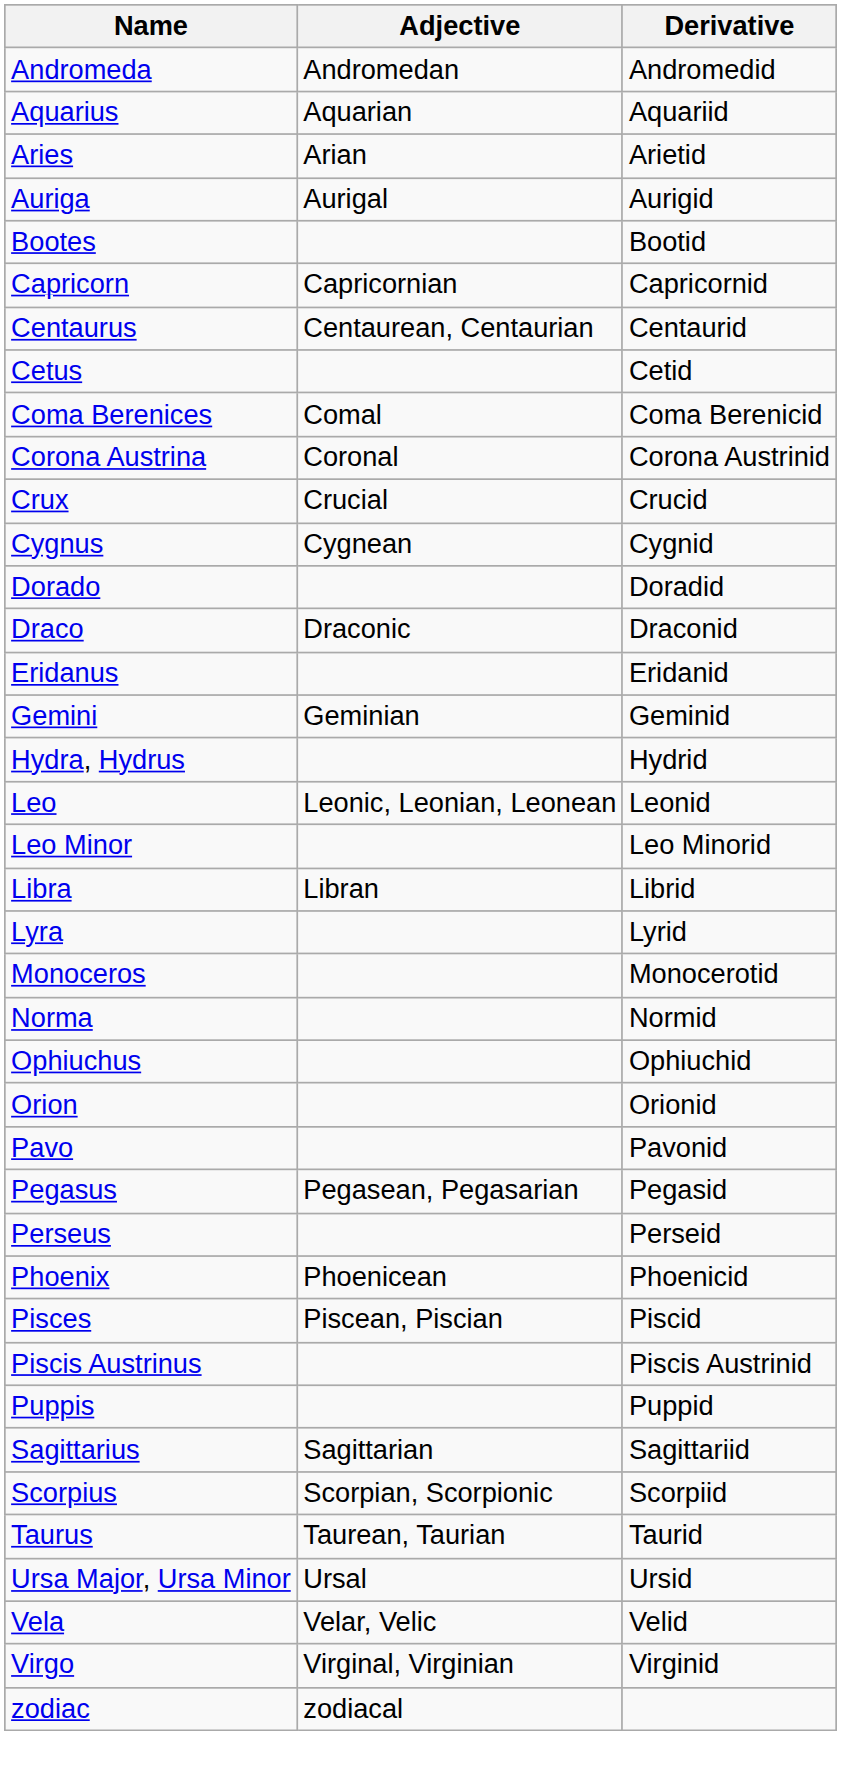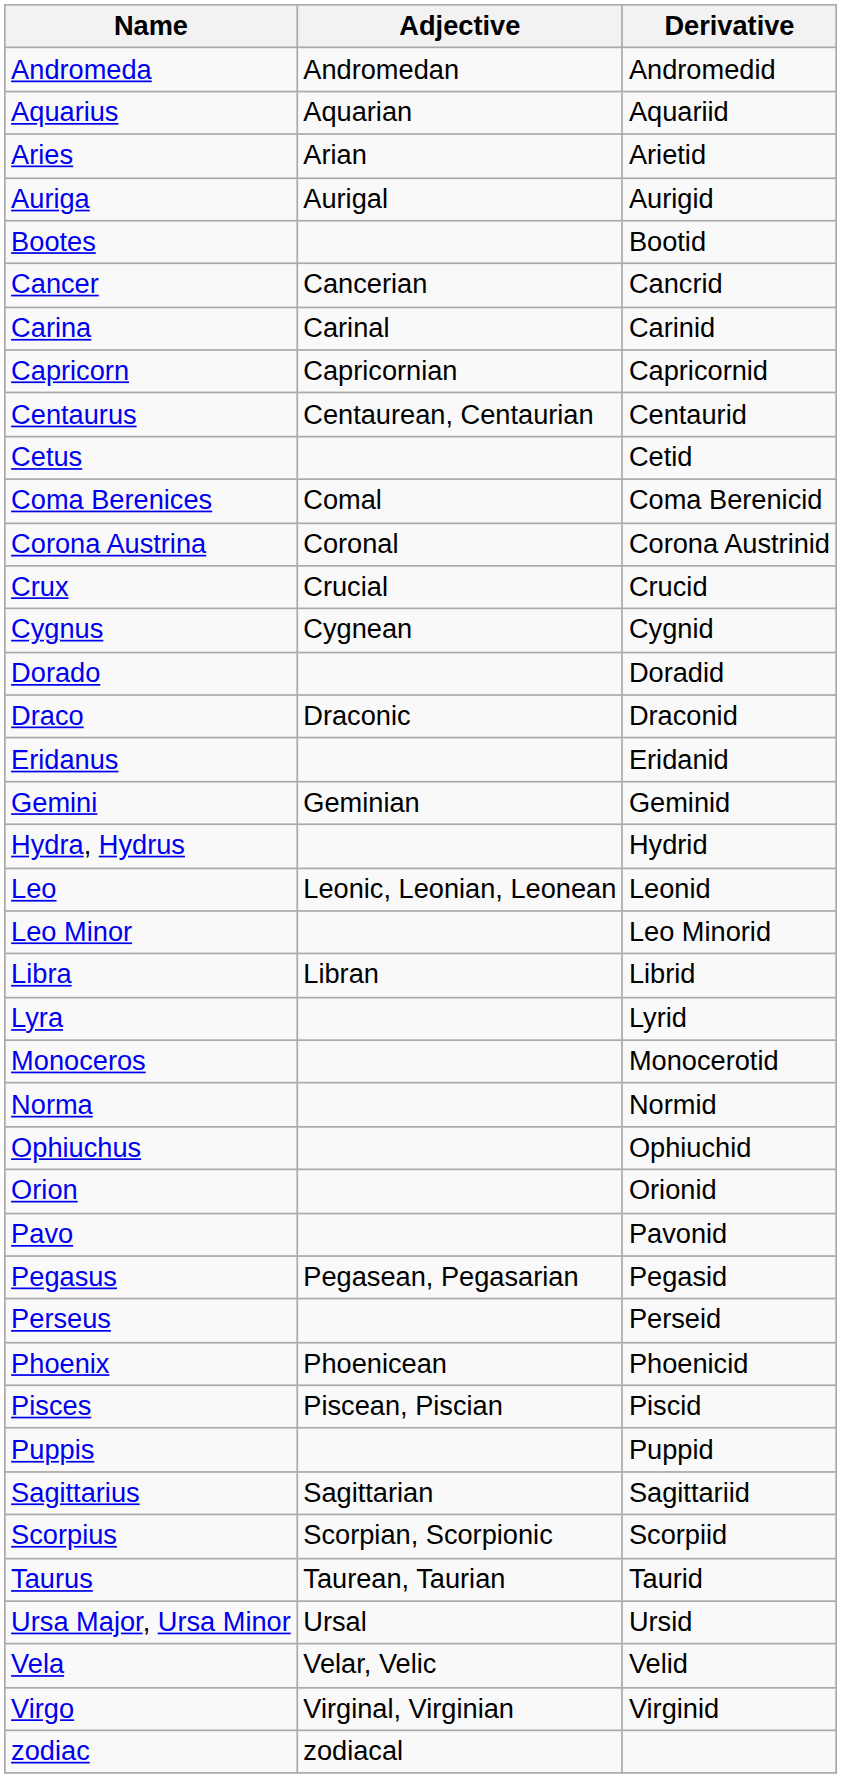+ row: (55, 284)
+ row: (51, 328)
- row: (106, 1363)
